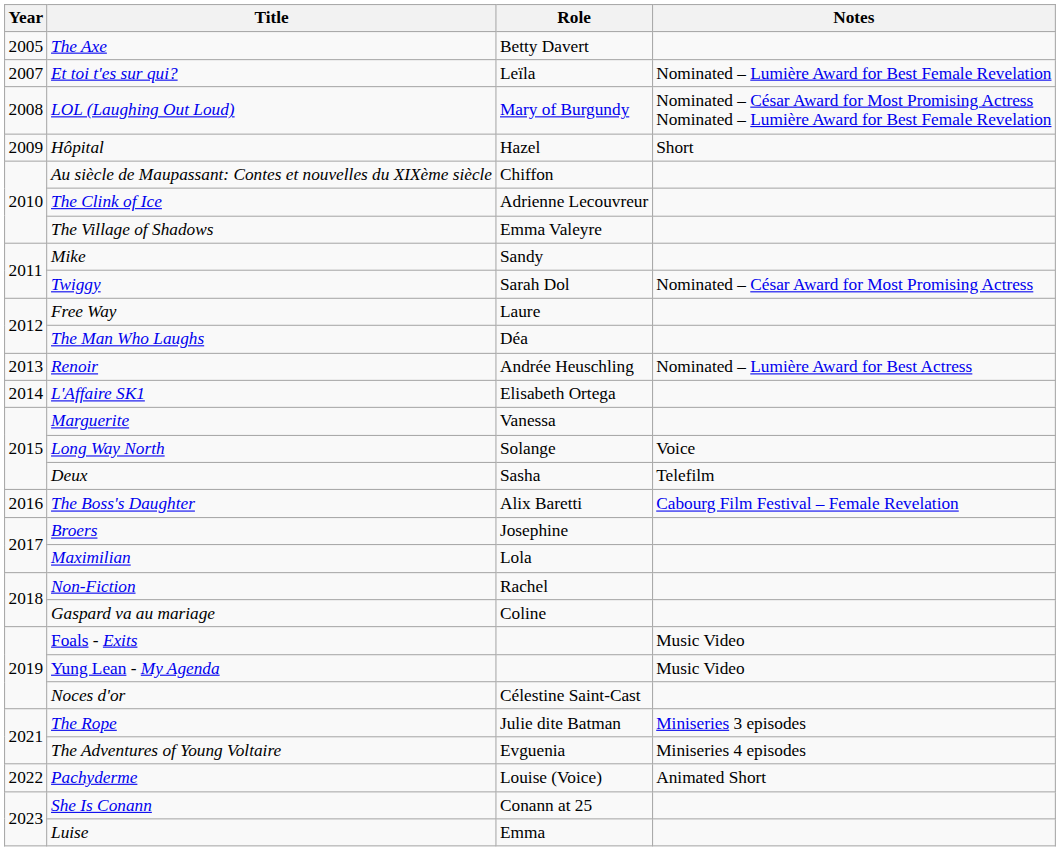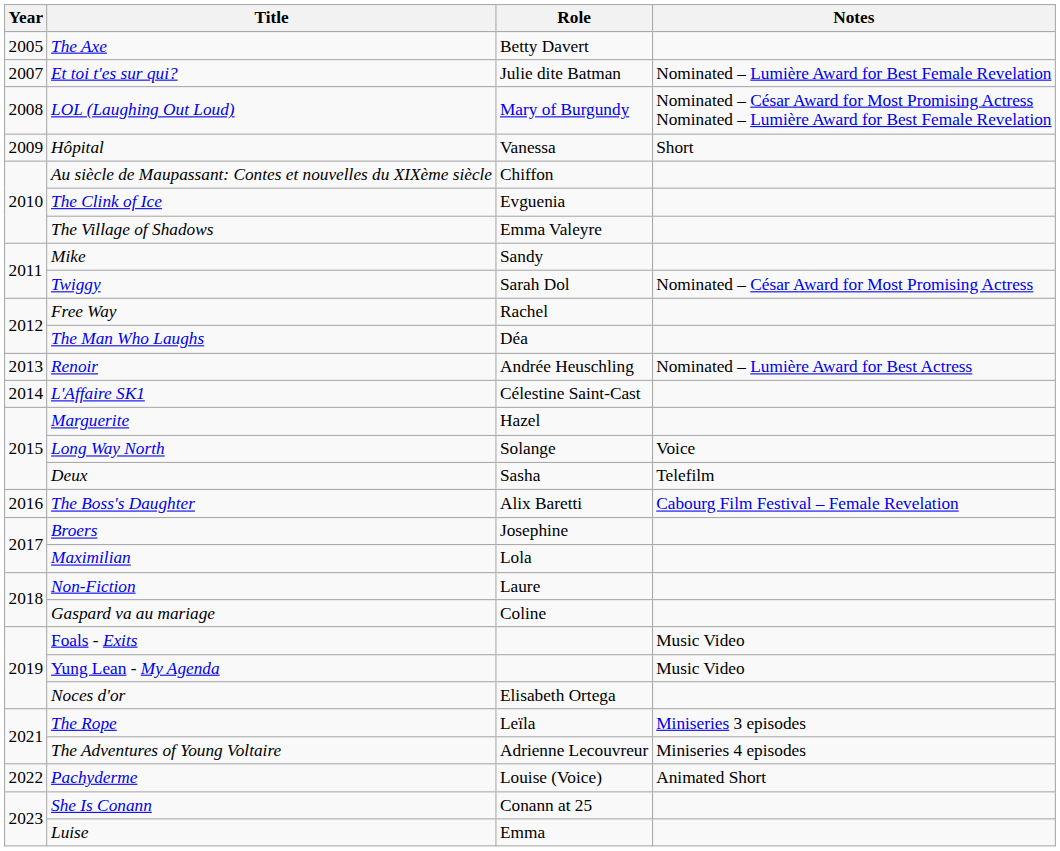(518, 73) Leïla -> (560, 73) Julie dite Batman
(520, 147) Hazel -> (528, 147) Vanessa
(574, 202) Adrienne Lecouvreur -> (533, 202) Evguenia
(520, 311) Laure -> (524, 311) Rachel
(558, 393) Elisabeth Ortega -> (570, 393) Célestine Saint-Cast
(528, 421) Vanessa -> (520, 421) Hazel
(524, 585) Rachel -> (520, 585) Laure
(570, 695) Célestine Saint-Cast -> (558, 695) Elisabeth Ortega
(560, 722) Julie dite Batman -> (518, 722) Leïla
(533, 750) Evguenia -> (574, 750) Adrienne Lecouvreur
